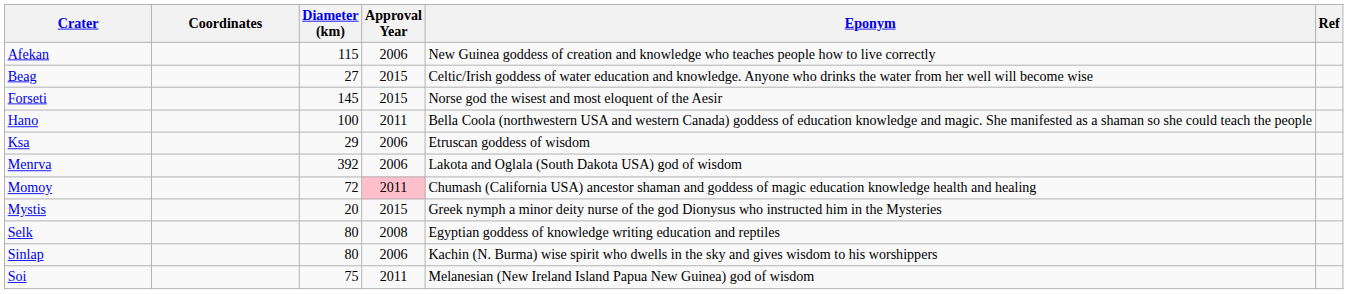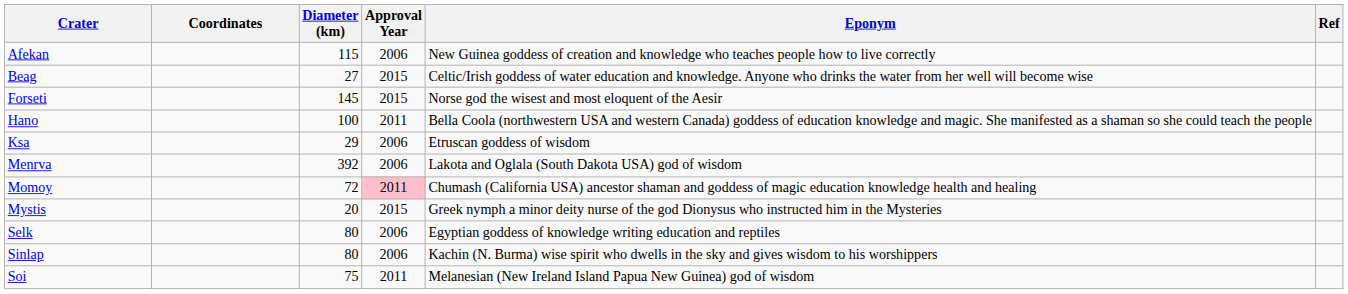(393, 232) 2008 -> (393, 232) 2006
